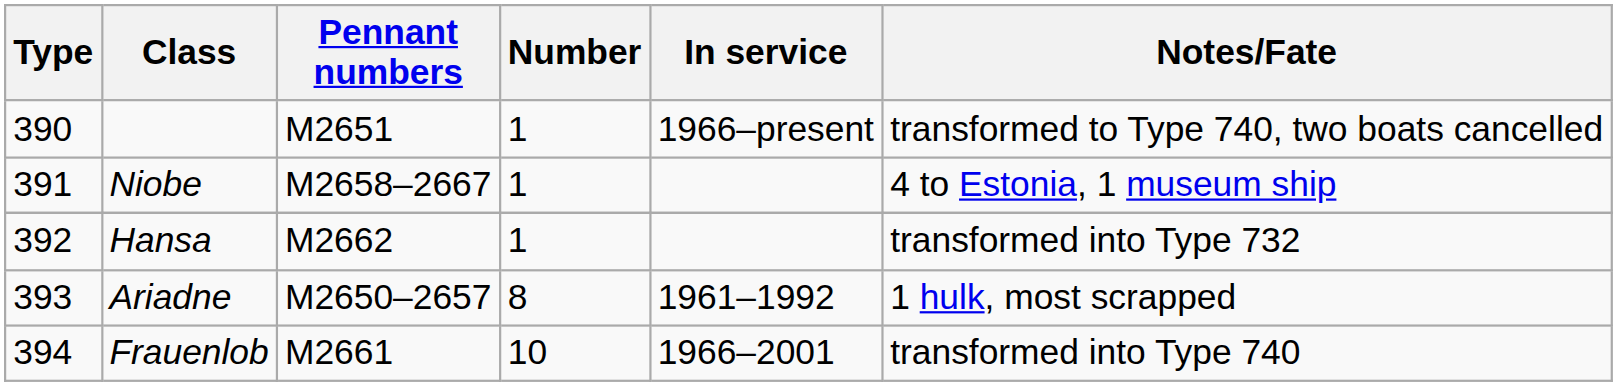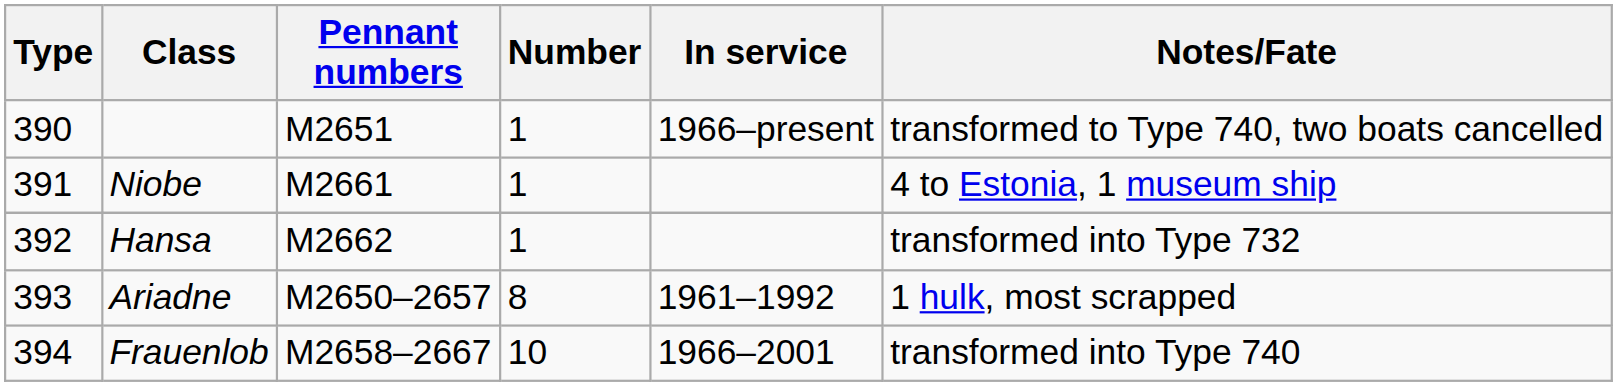(388, 184) M2658–2667 -> (339, 184) M2661
(339, 352) M2661 -> (388, 352) M2658–2667
